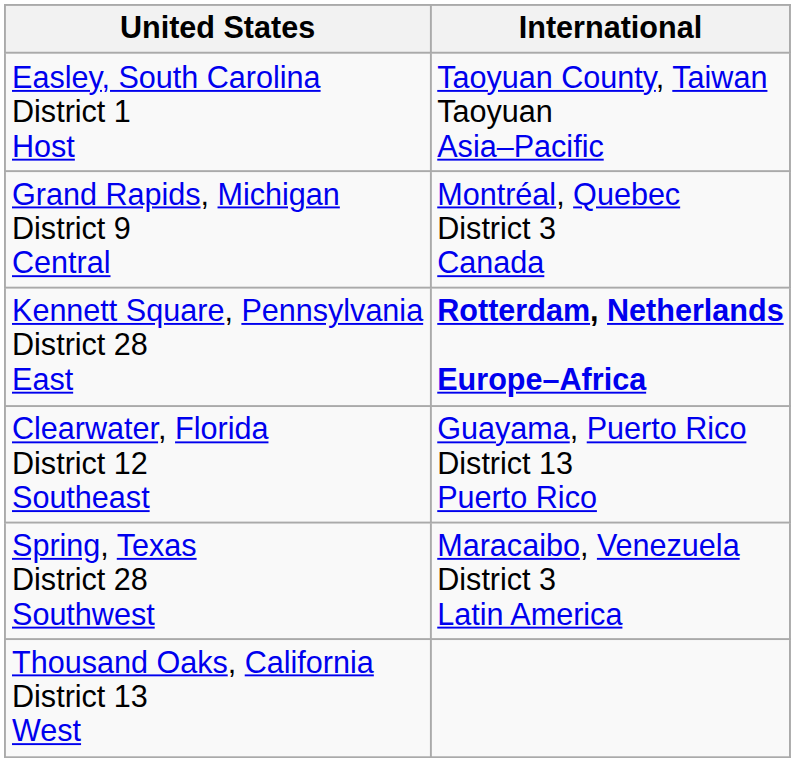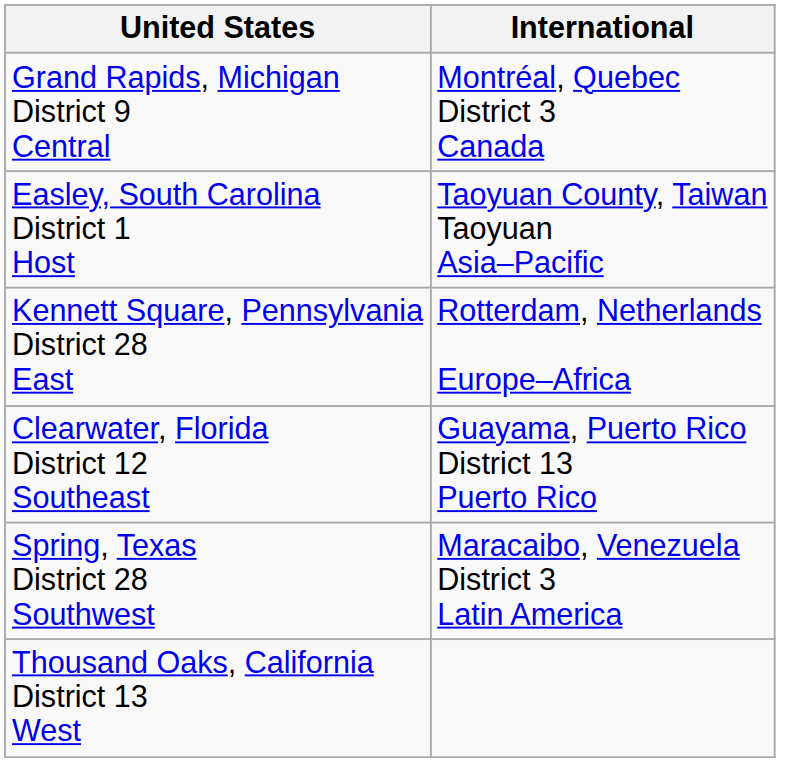rows swapped: (166, 111) <-> (176, 228)
(610, 346) bold -> (599, 346) normal
